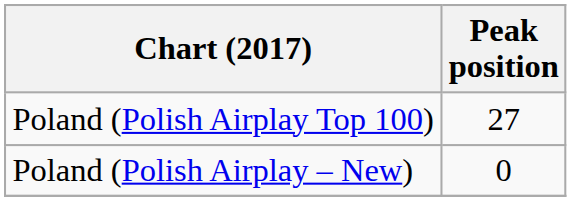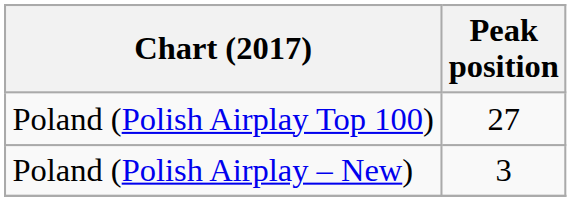(504, 169) 0 -> (504, 169) 3
